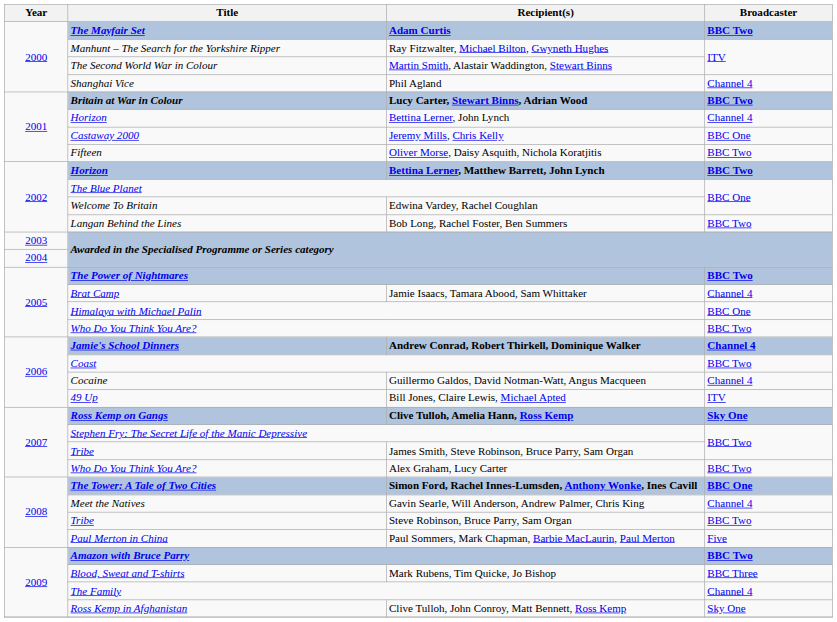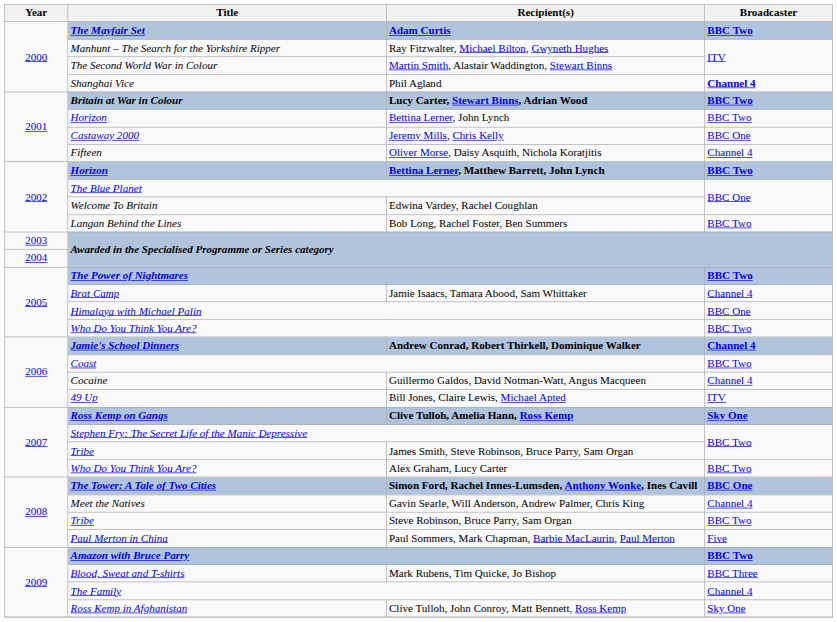(730, 83) normal -> (731, 83) bold
(730, 118) Channel 4 -> (729, 118) BBC Two
(729, 153) BBC Two -> (730, 153) Channel 4
